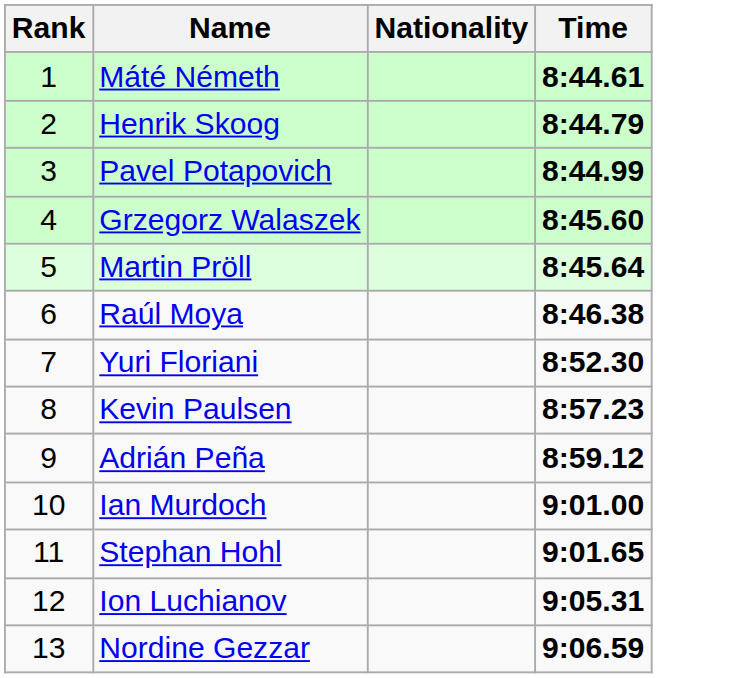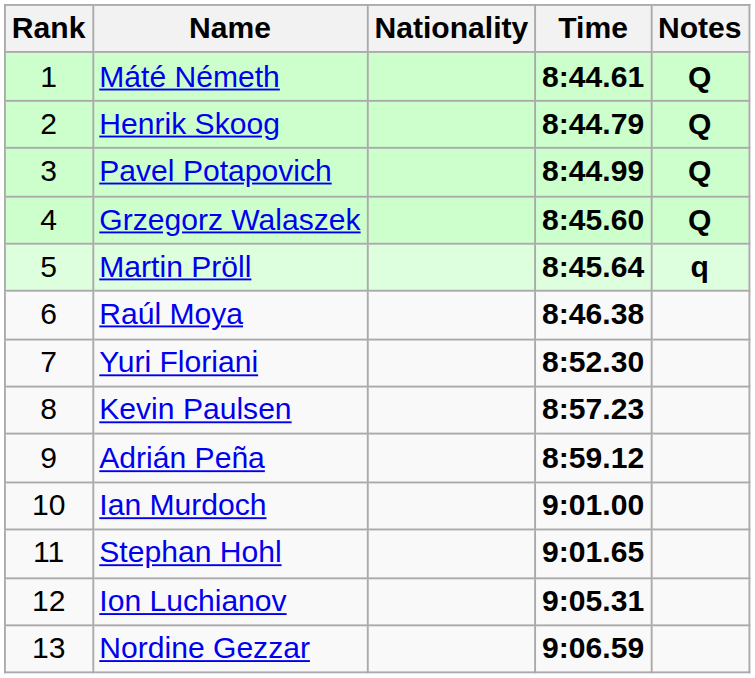+ column: (700, 28)
